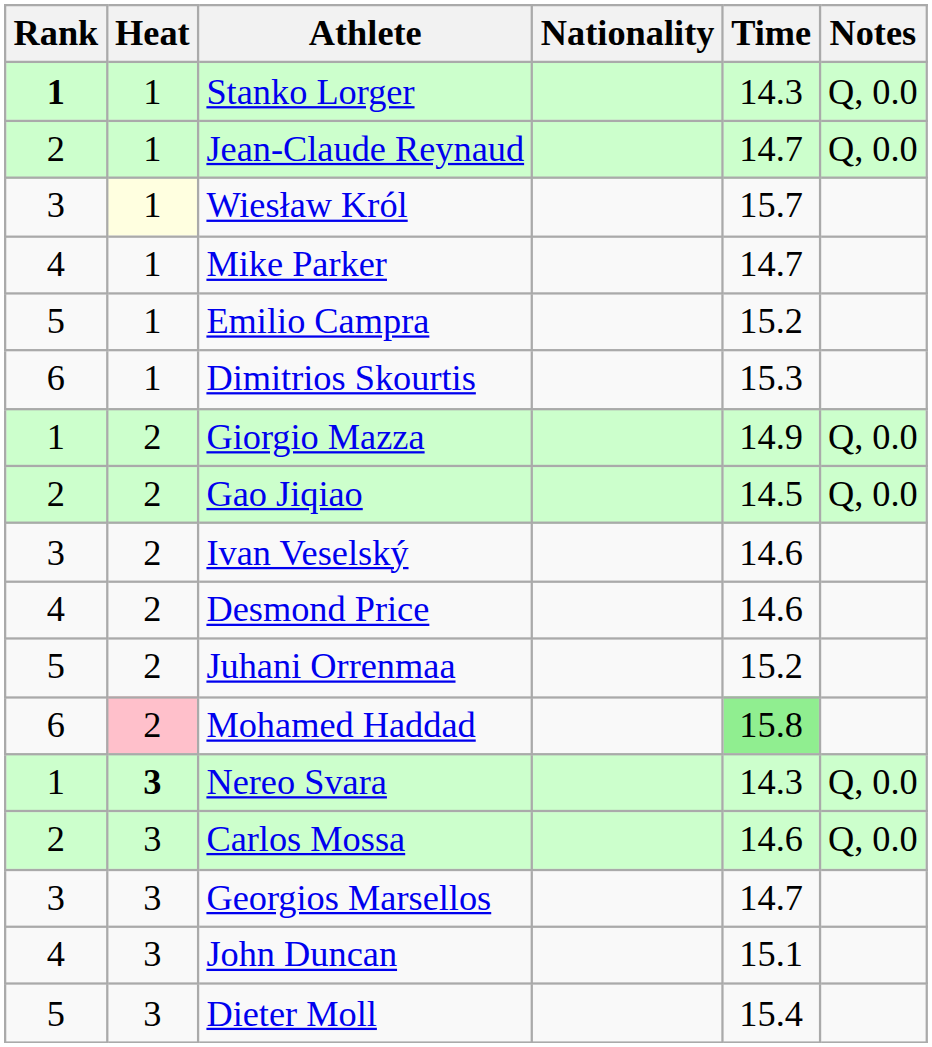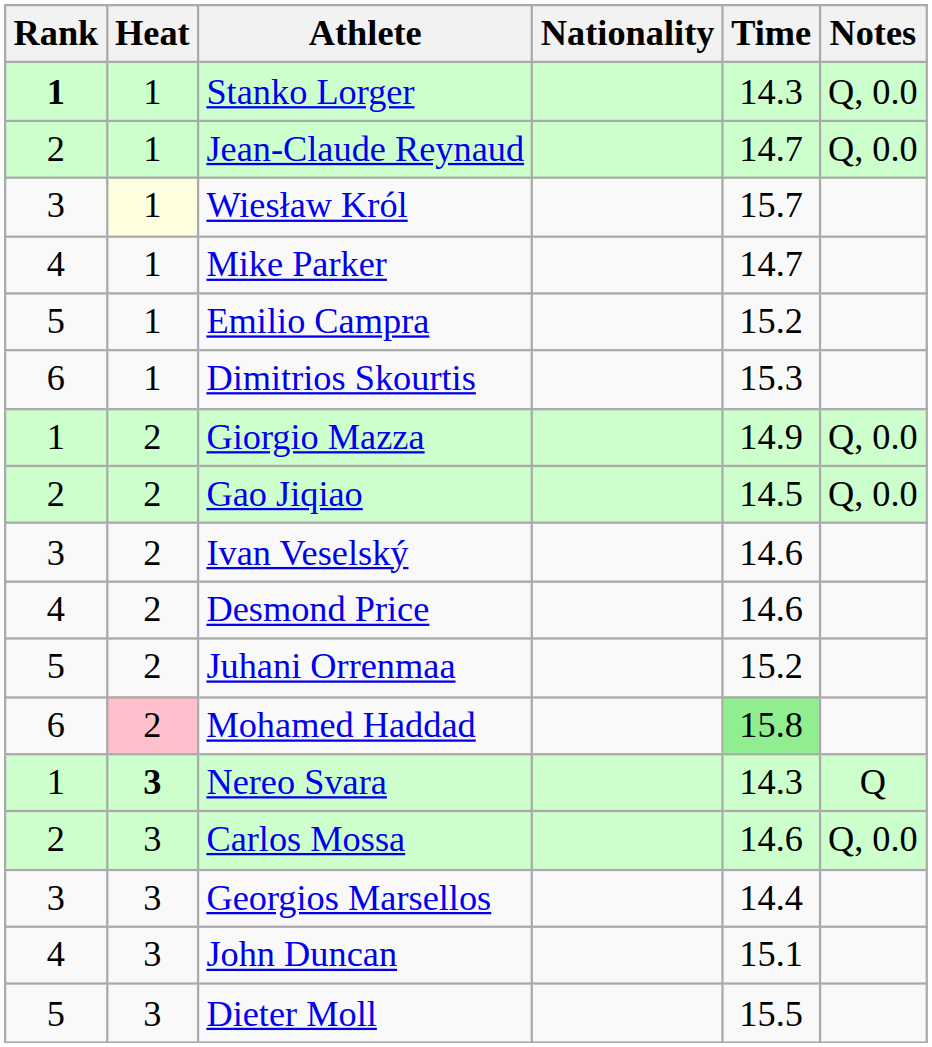(873, 782) Q, 0.0 -> (873, 782) Q
(771, 897) 14.7 -> (771, 897) 14.4
(771, 1012) 15.4 -> (771, 1012) 15.5
